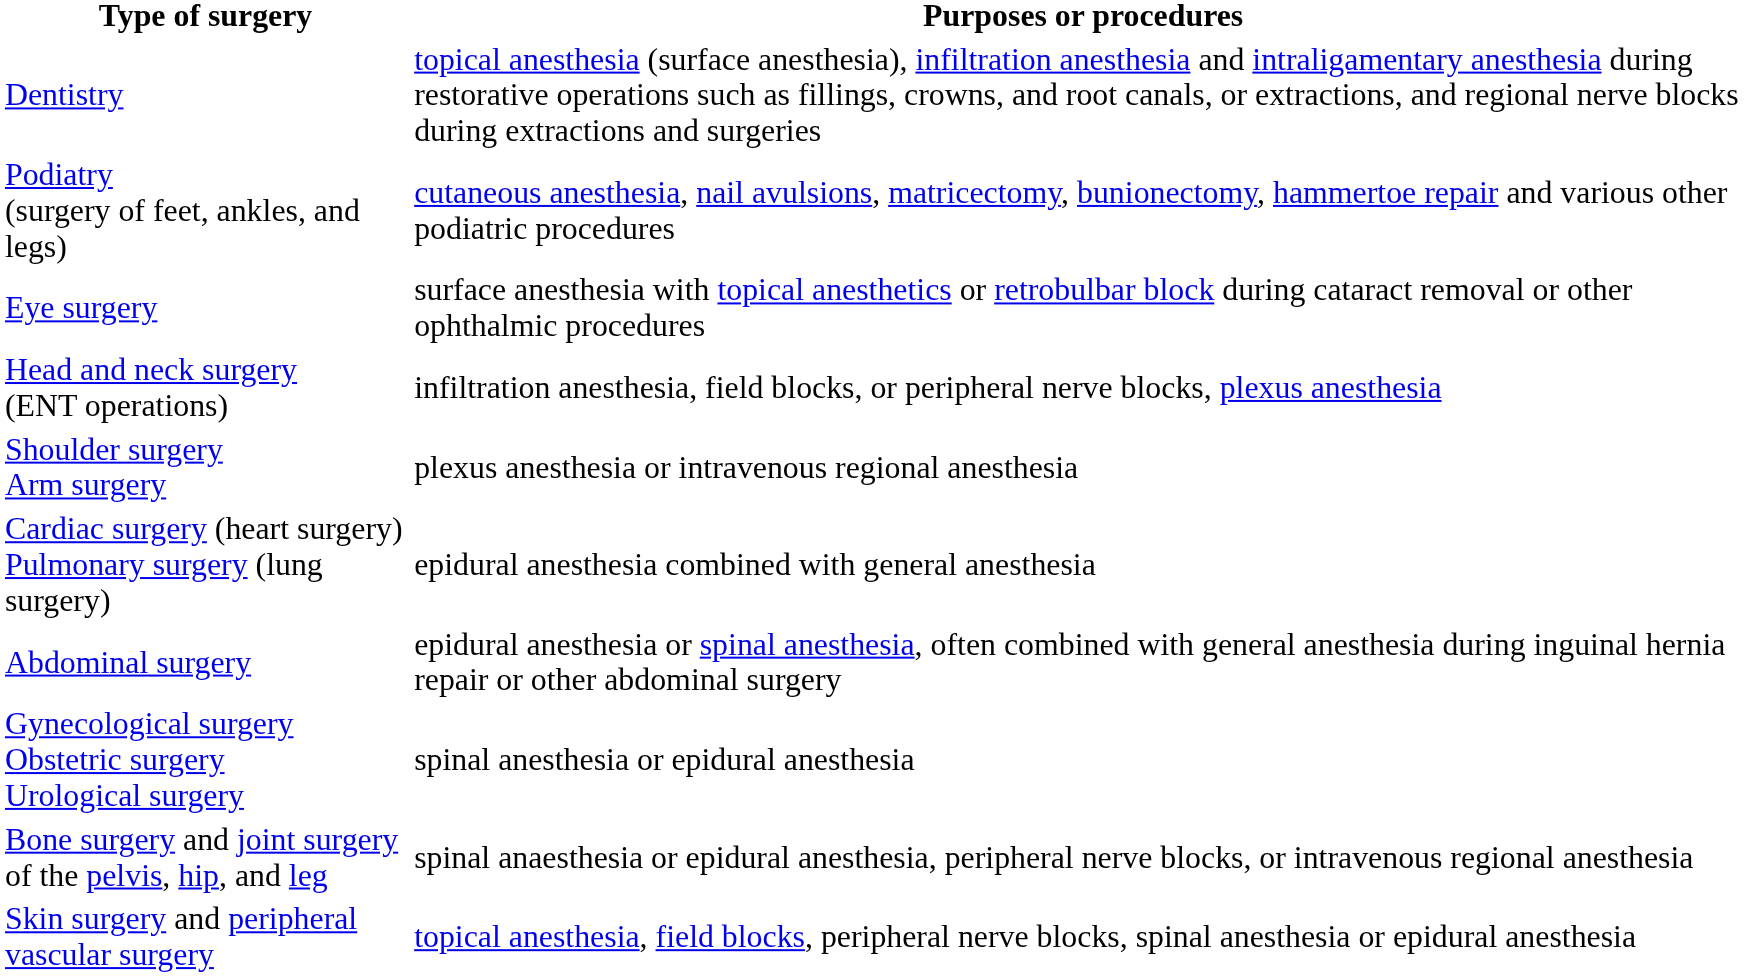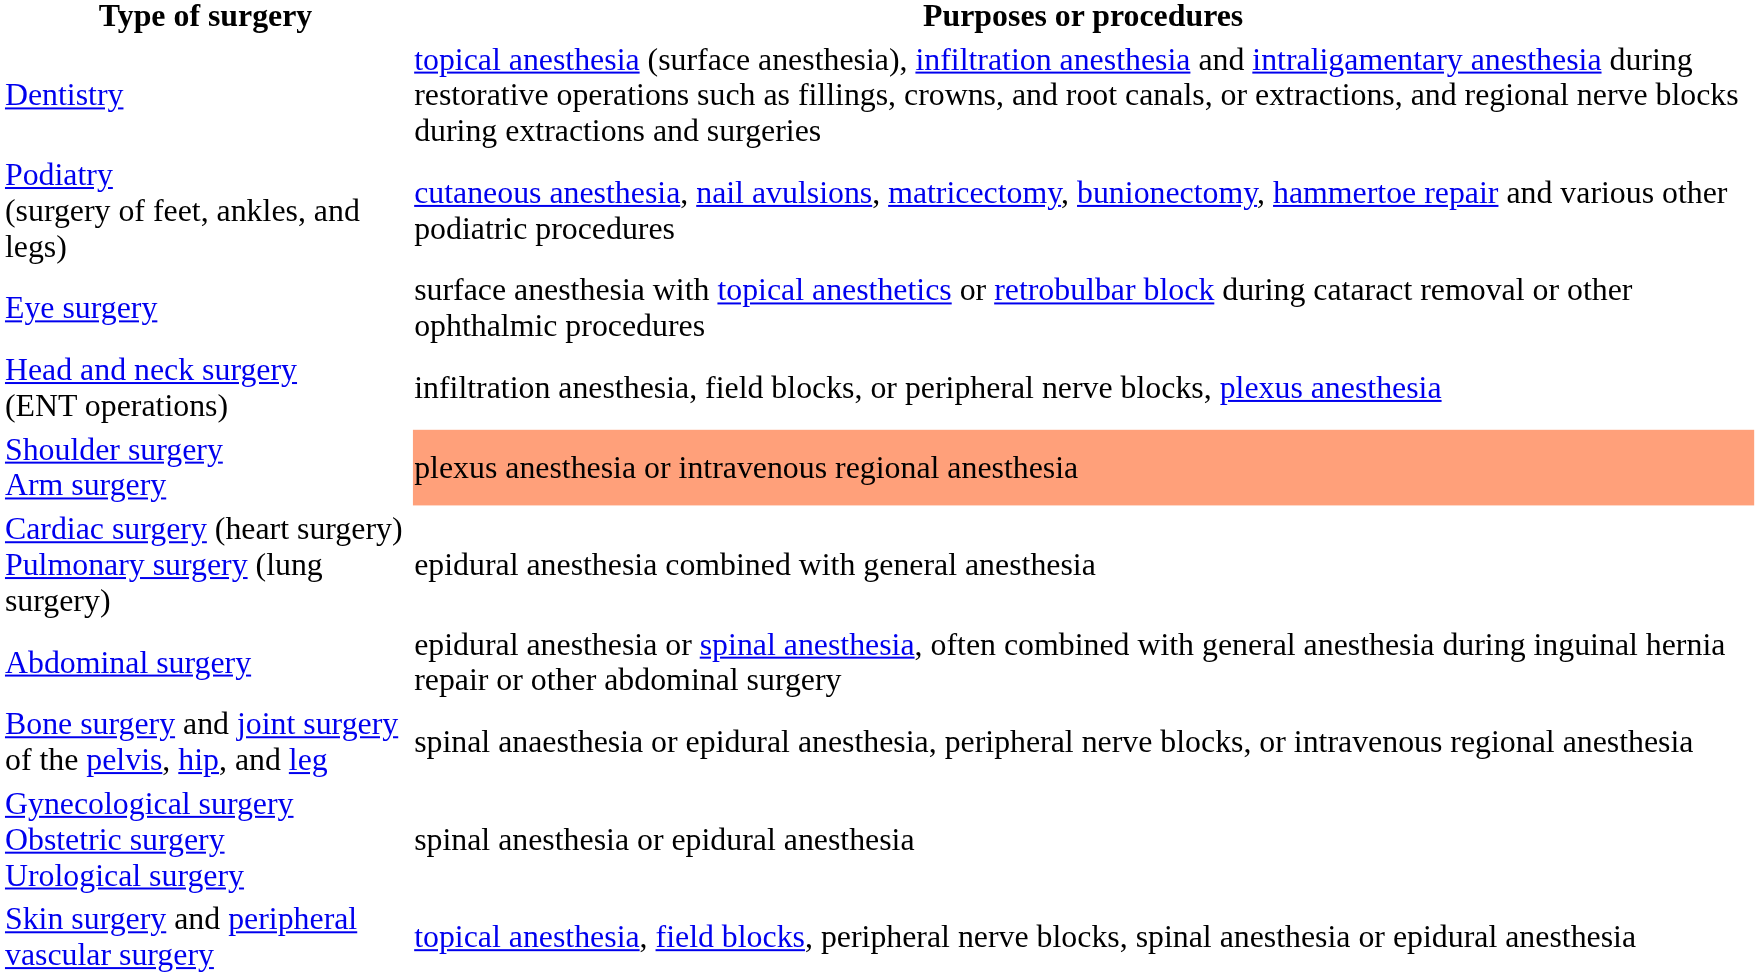(746, 467) no background -> (746, 467) lightsalmon background
rows swapped: (149, 759) <-> (202, 857)
